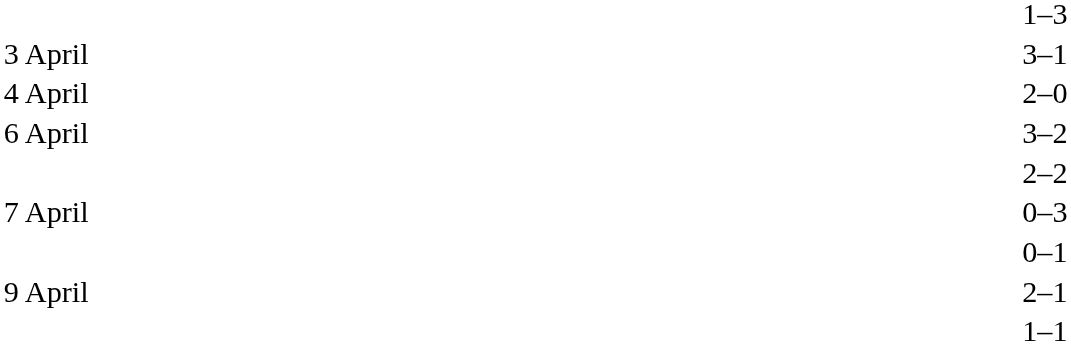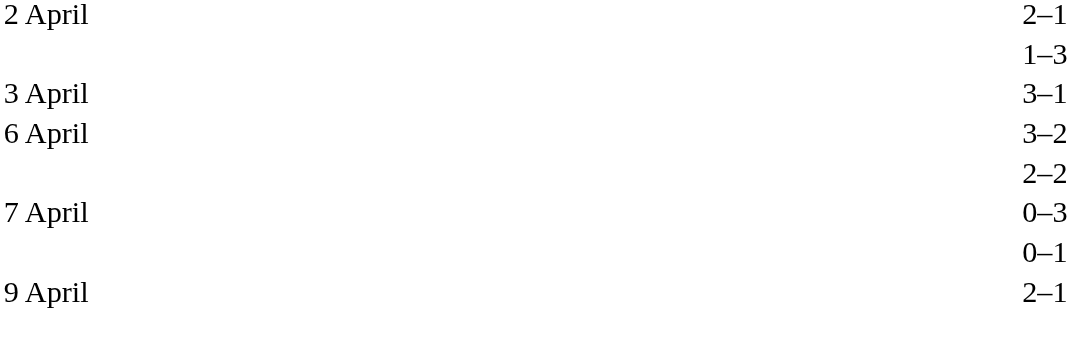+ row: (46, 14)
- row: (46, 93)
- row: (210, 332)
